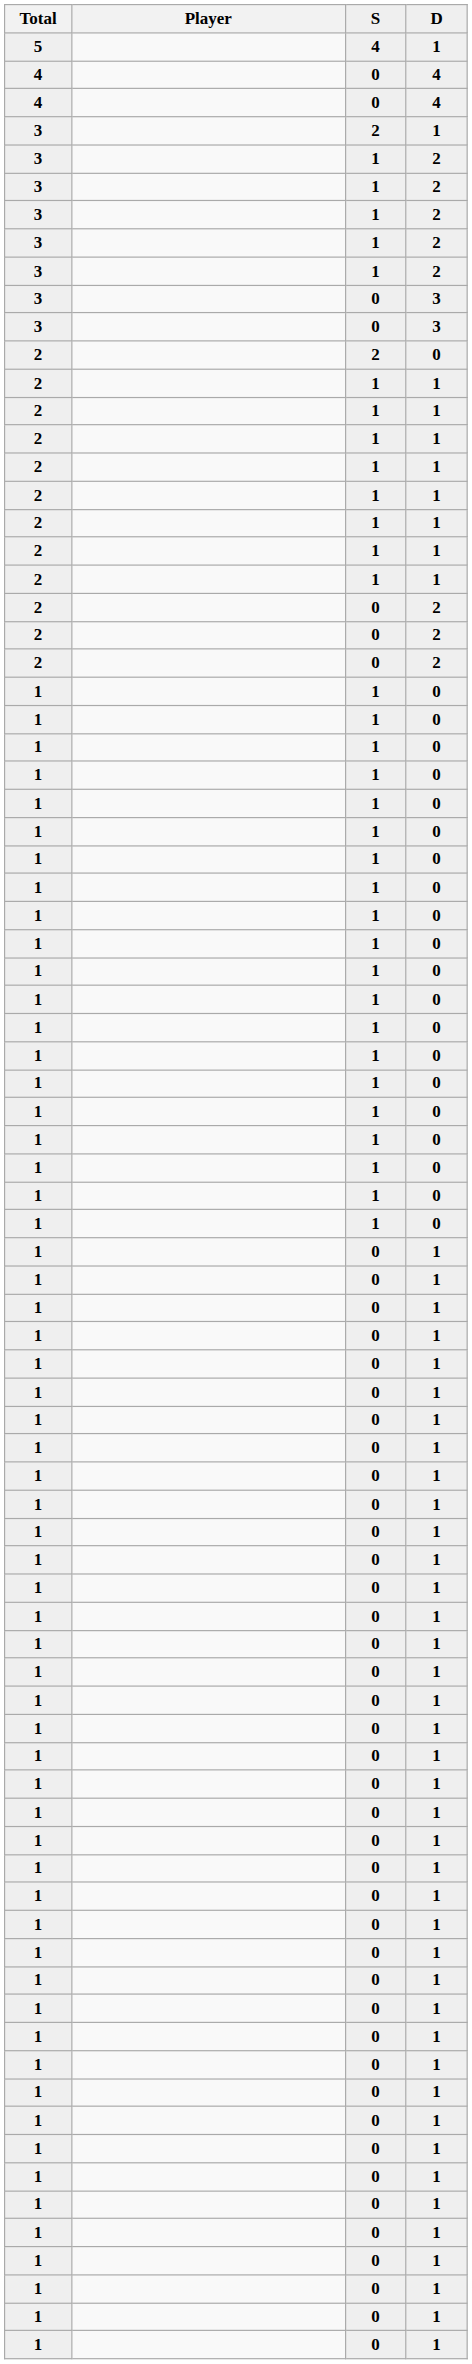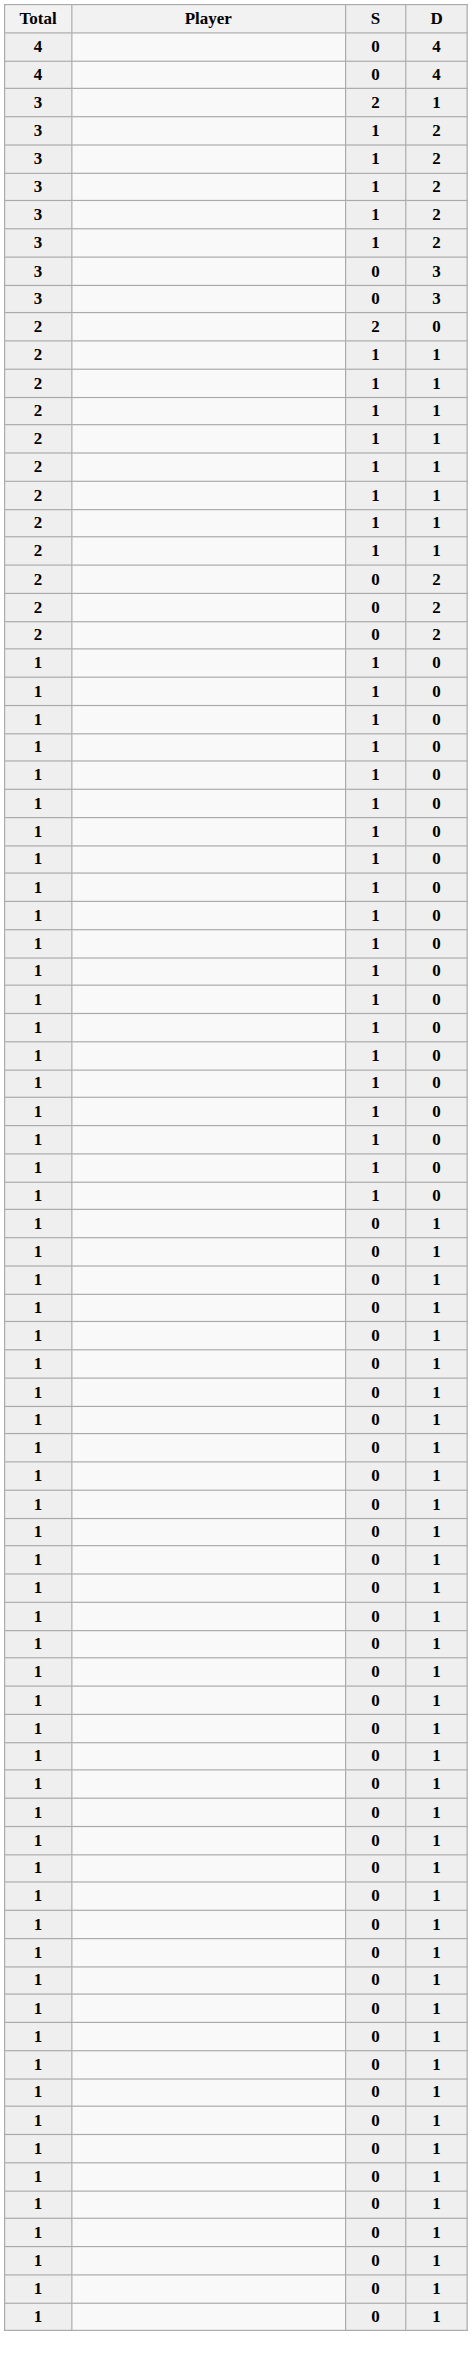- row: (38, 46)
